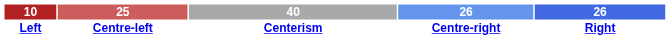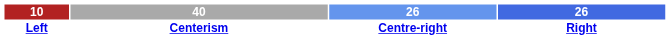- column: (123, 12)
